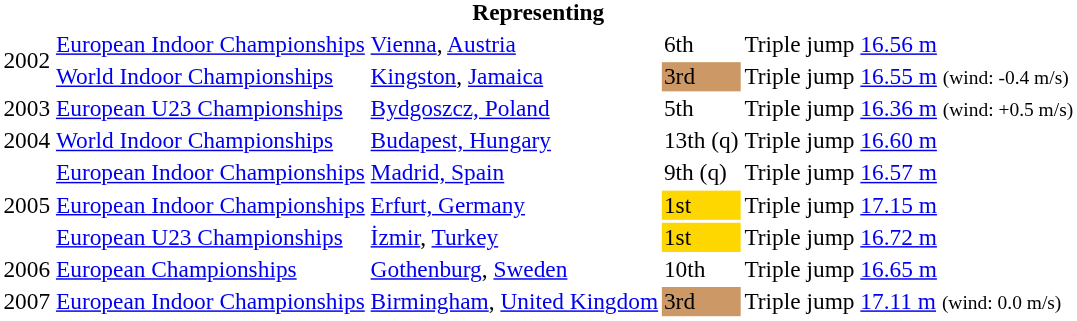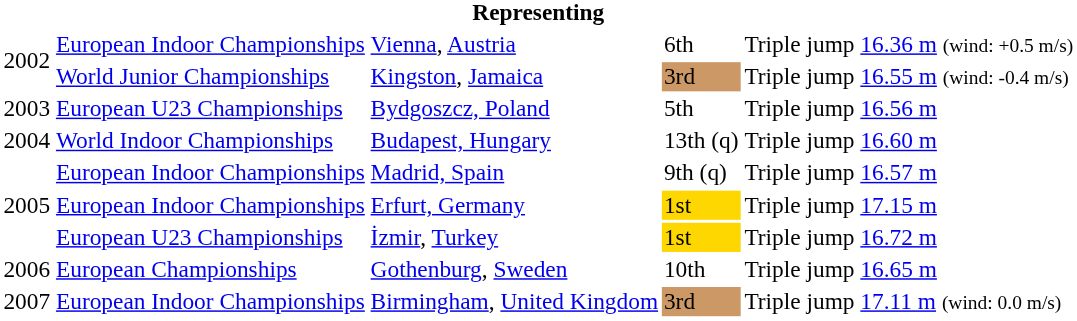(899, 44) 16.56 m -> (967, 44) 16.36 m (wind: +0.5 m/s)
(195, 76) World Indoor Championships -> (193, 76) World Junior Championships
(967, 108) 16.36 m (wind: +0.5 m/s) -> (899, 108) 16.56 m
